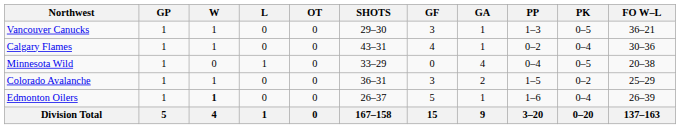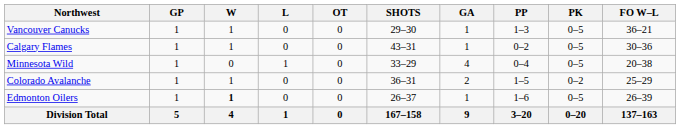- column: (432, 12)
(583, 46) 0–4 -> (576, 46) 0–5
(583, 97) 0–4 -> (576, 97) 0–5
